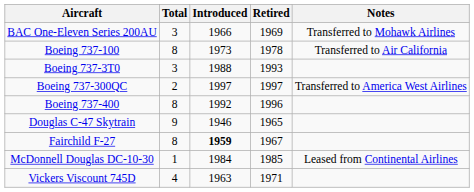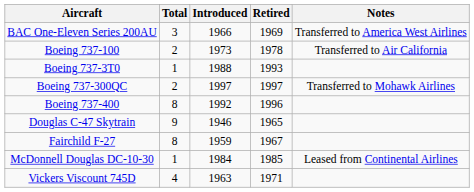(381, 31) Transferred to Mohawk Airlines -> (381, 31) Transferred to America West Airlines
(175, 50) 8 -> (175, 50) 2
(175, 68) 3 -> (175, 68) 1
(381, 86) Transferred to America West Airlines -> (381, 86) Transferred to Mohawk Airlines
(220, 141) bold -> (220, 141) normal
